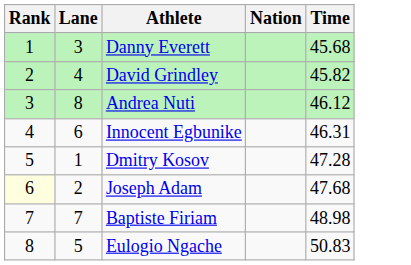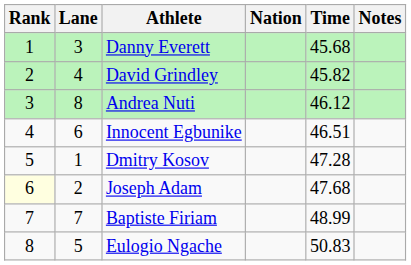+ column: (380, 18)
(330, 132) 46.31 -> (330, 132) 46.51
(330, 217) 48.98 -> (330, 217) 48.99
